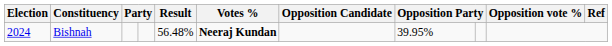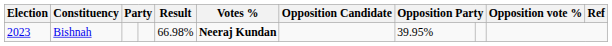(19, 32) 2024 -> (19, 32) 2023
(176, 32) 56.48% -> (176, 32) 66.98%
